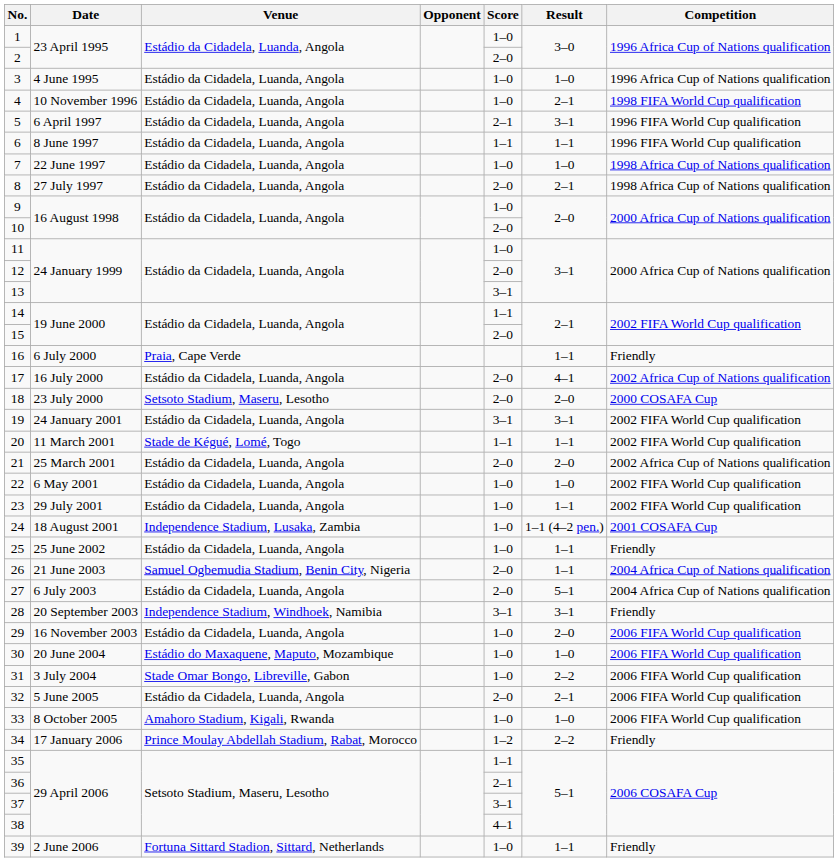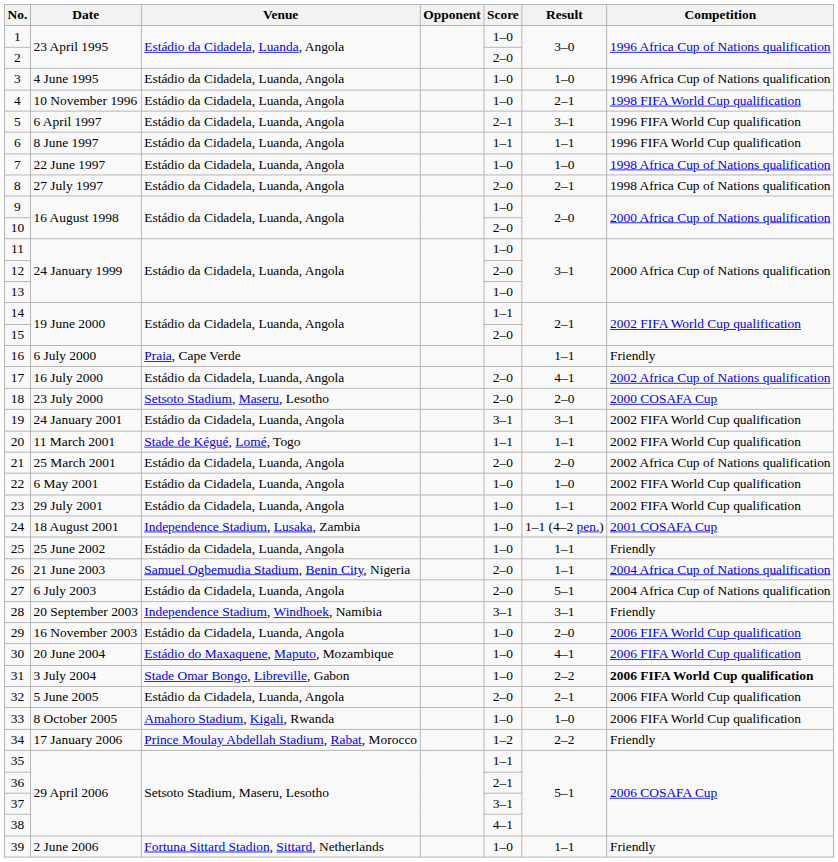(503, 292) 3–1 -> (503, 292) 1–0
(564, 654) 1–0 -> (564, 654) 4–1
(706, 675) normal -> (712, 675) bold
